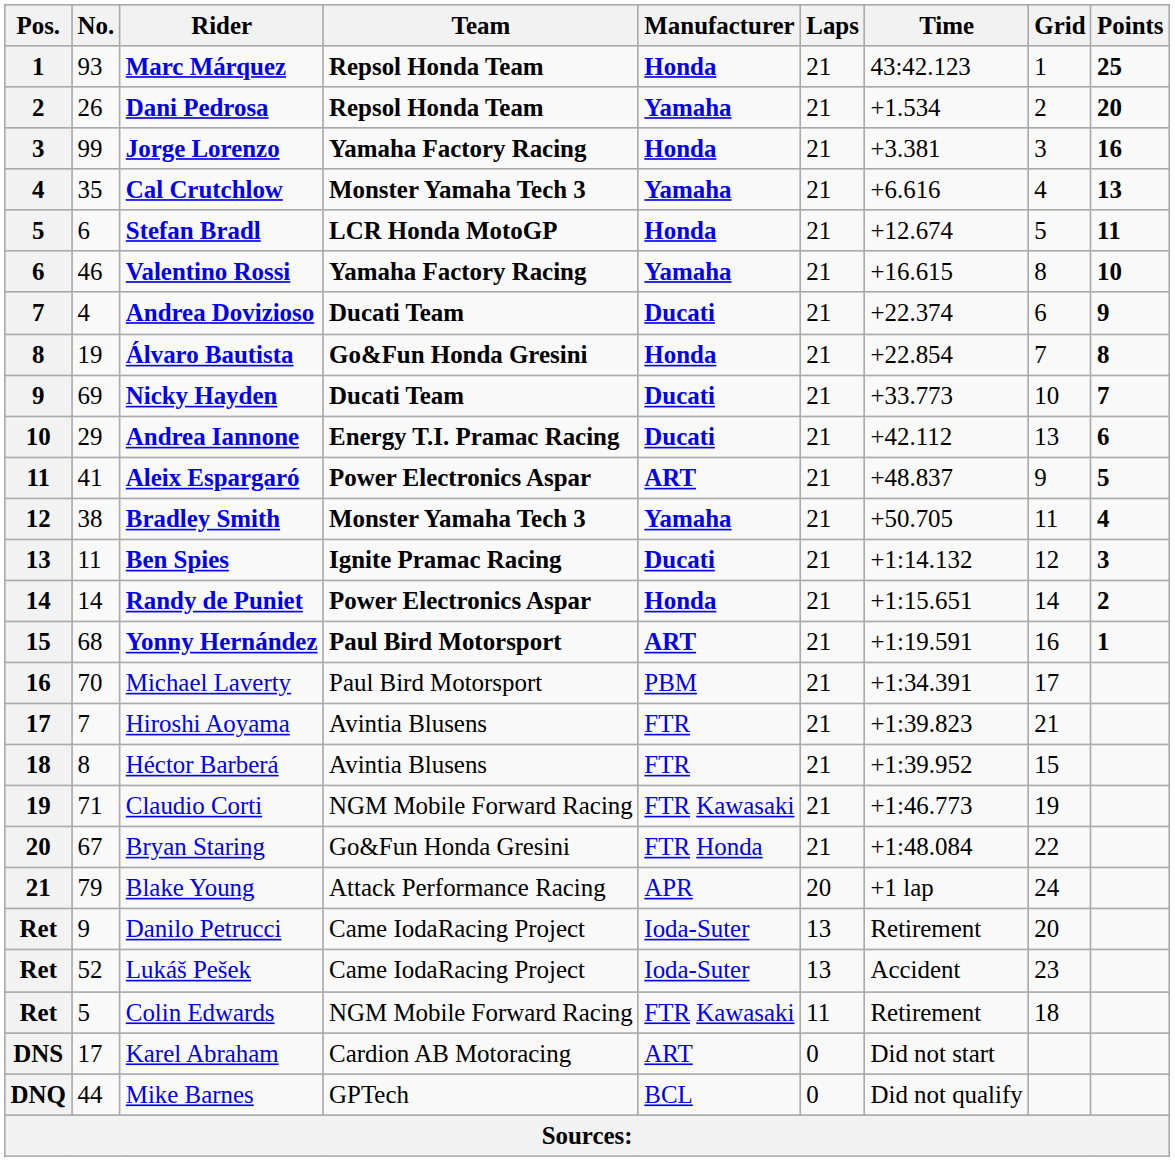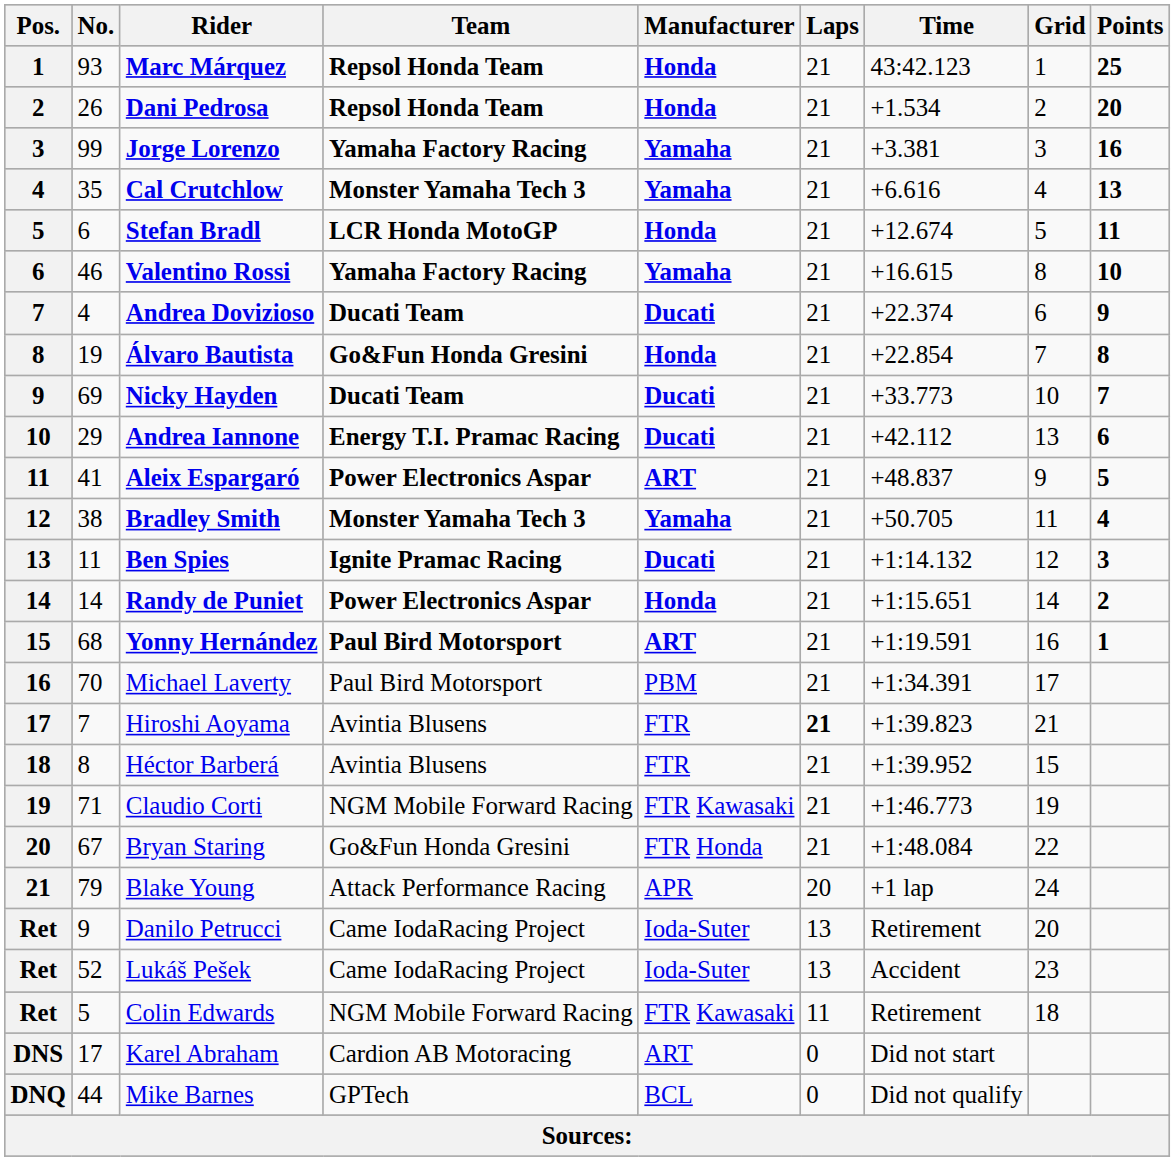(688, 107) Yamaha -> (680, 107) Honda
(680, 148) Honda -> (688, 148) Yamaha
(819, 723) normal -> (819, 723) bold
